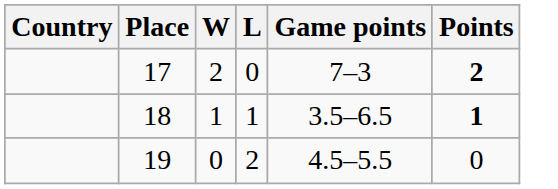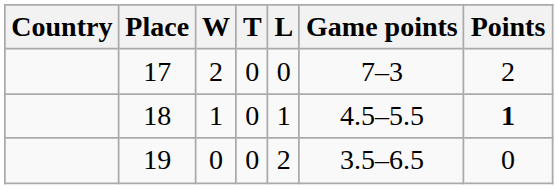+ column: (252, 26)
(476, 71) bold -> (508, 71) normal
(350, 115) 3.5–6.5 -> (382, 115) 4.5–5.5
(350, 159) 4.5–5.5 -> (382, 159) 3.5–6.5
